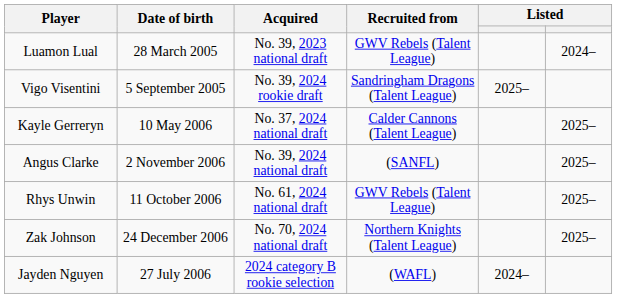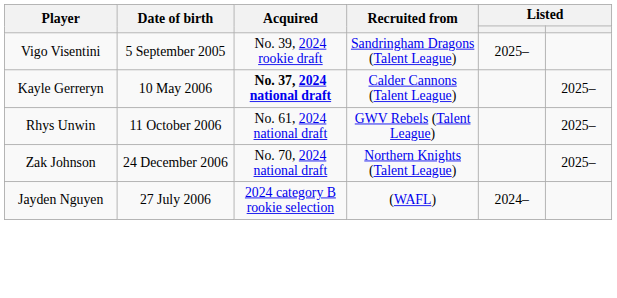- row: (61, 51)
(290, 125) normal -> (290, 88) bold
- row: (61, 163)
